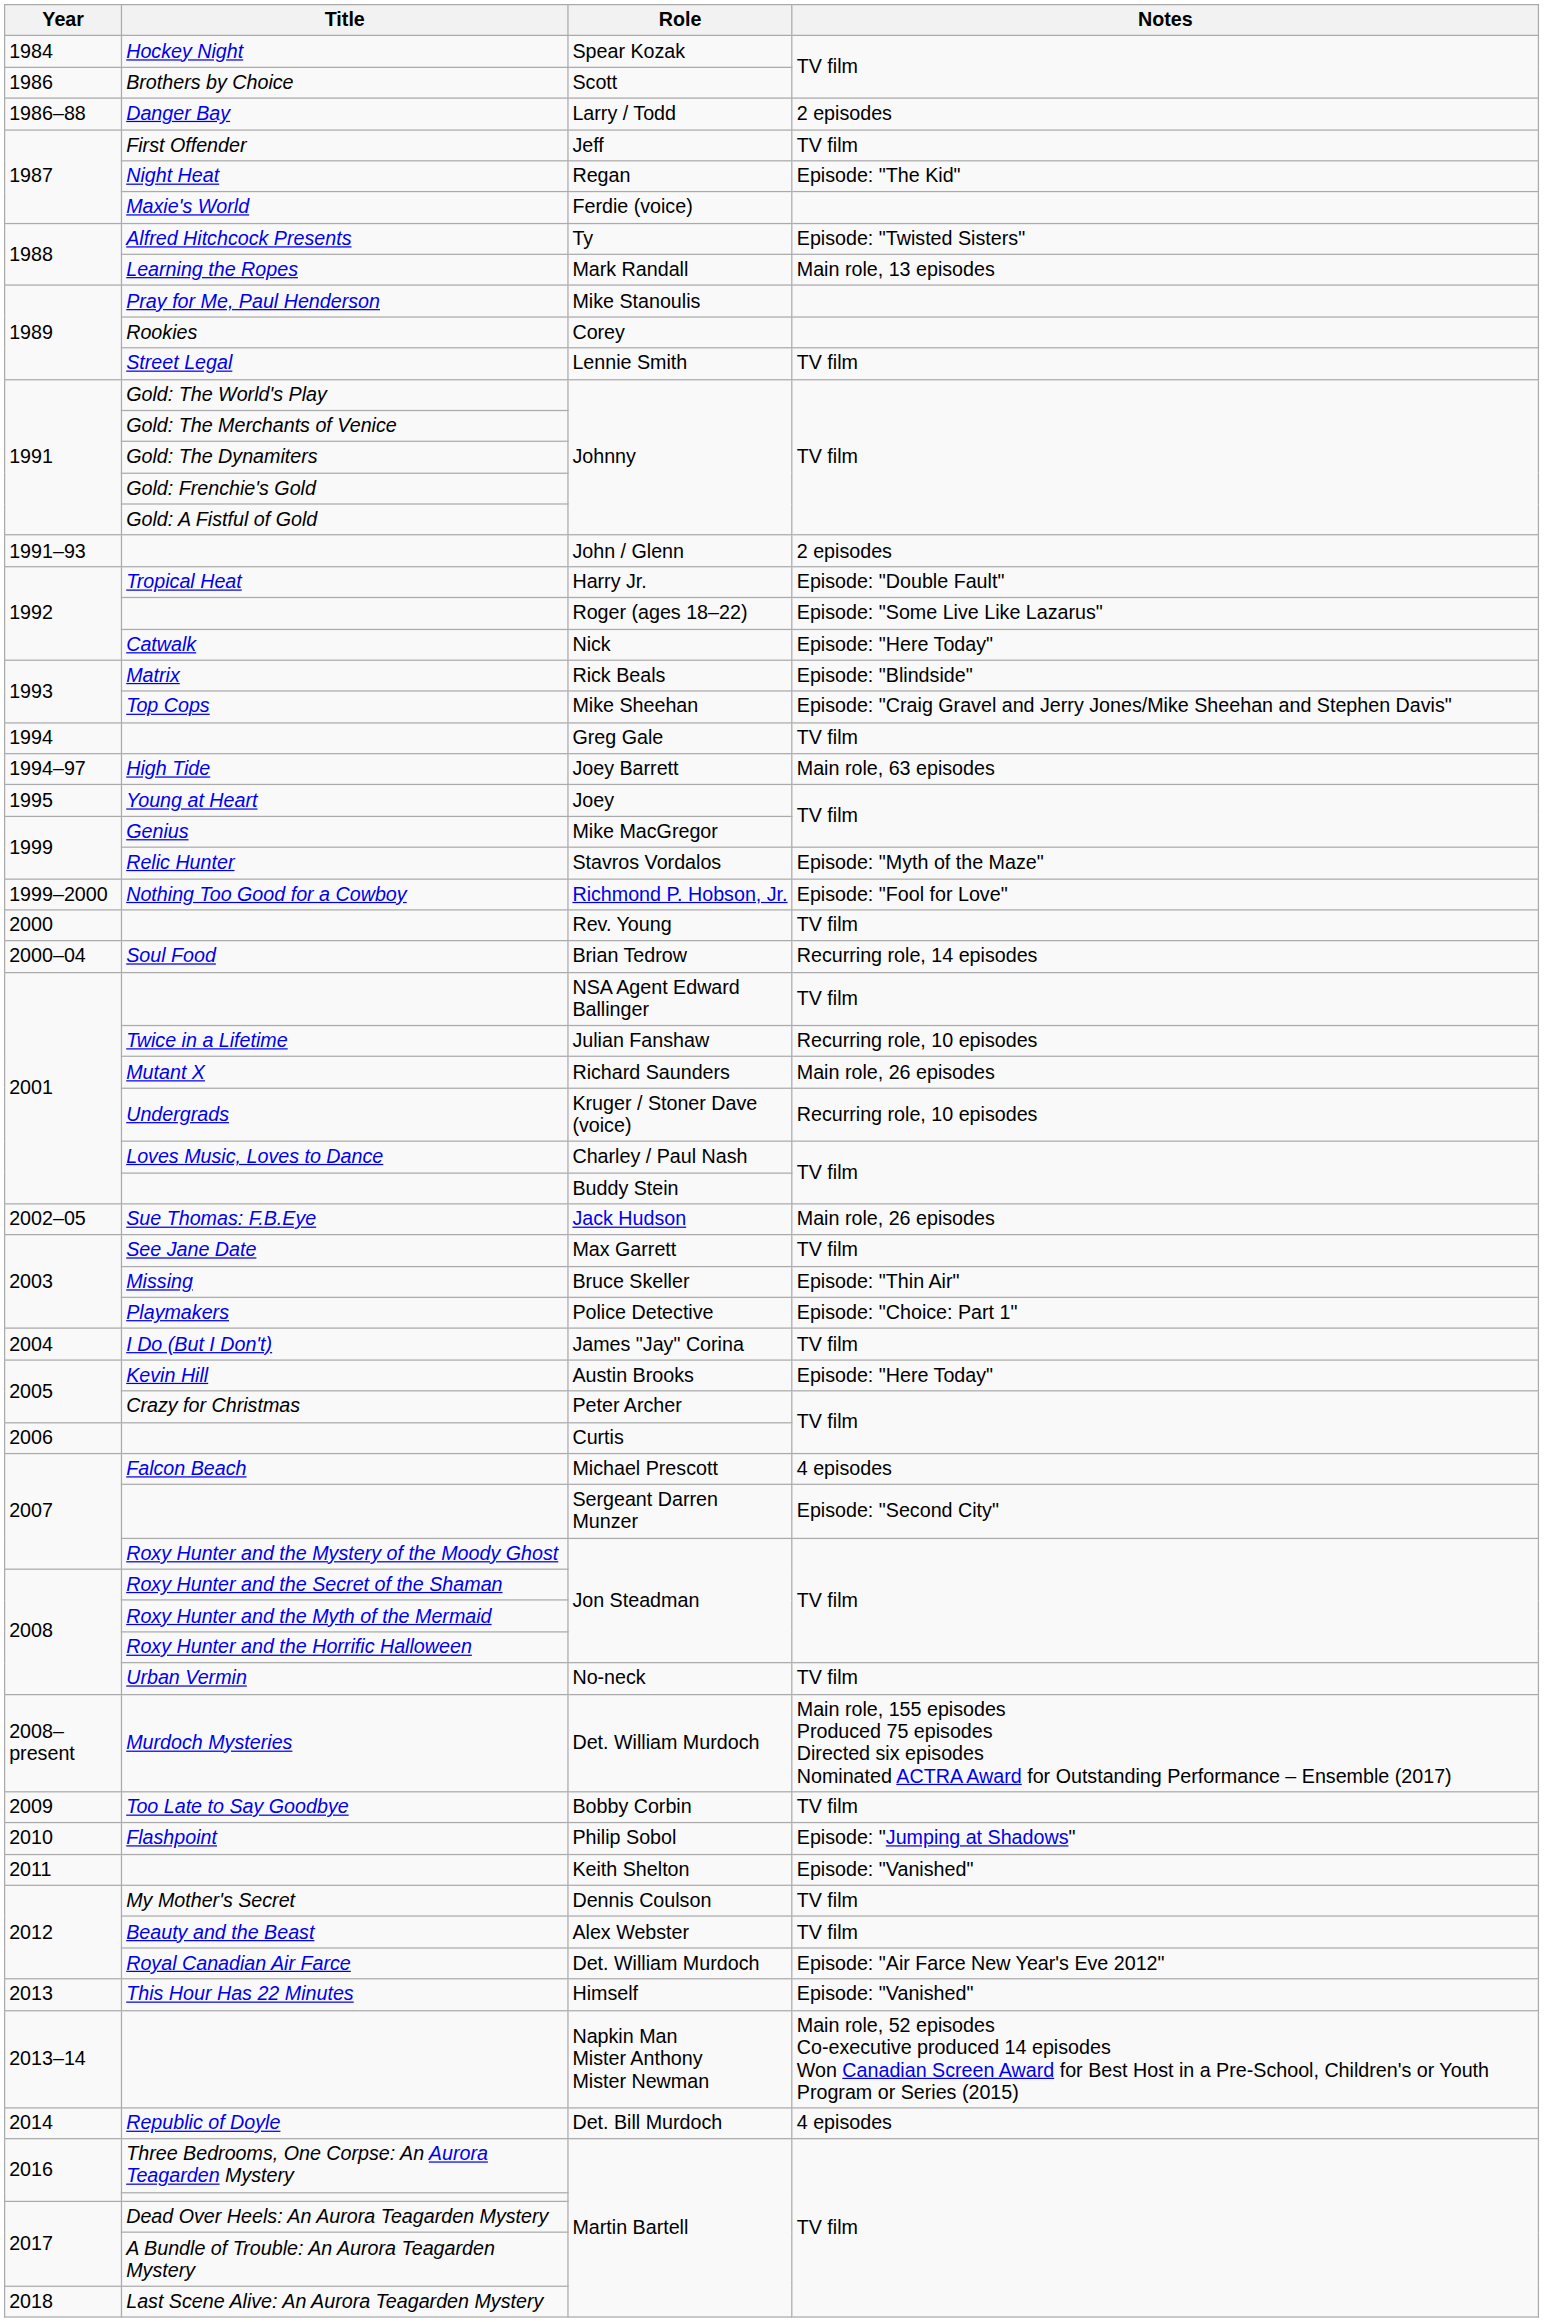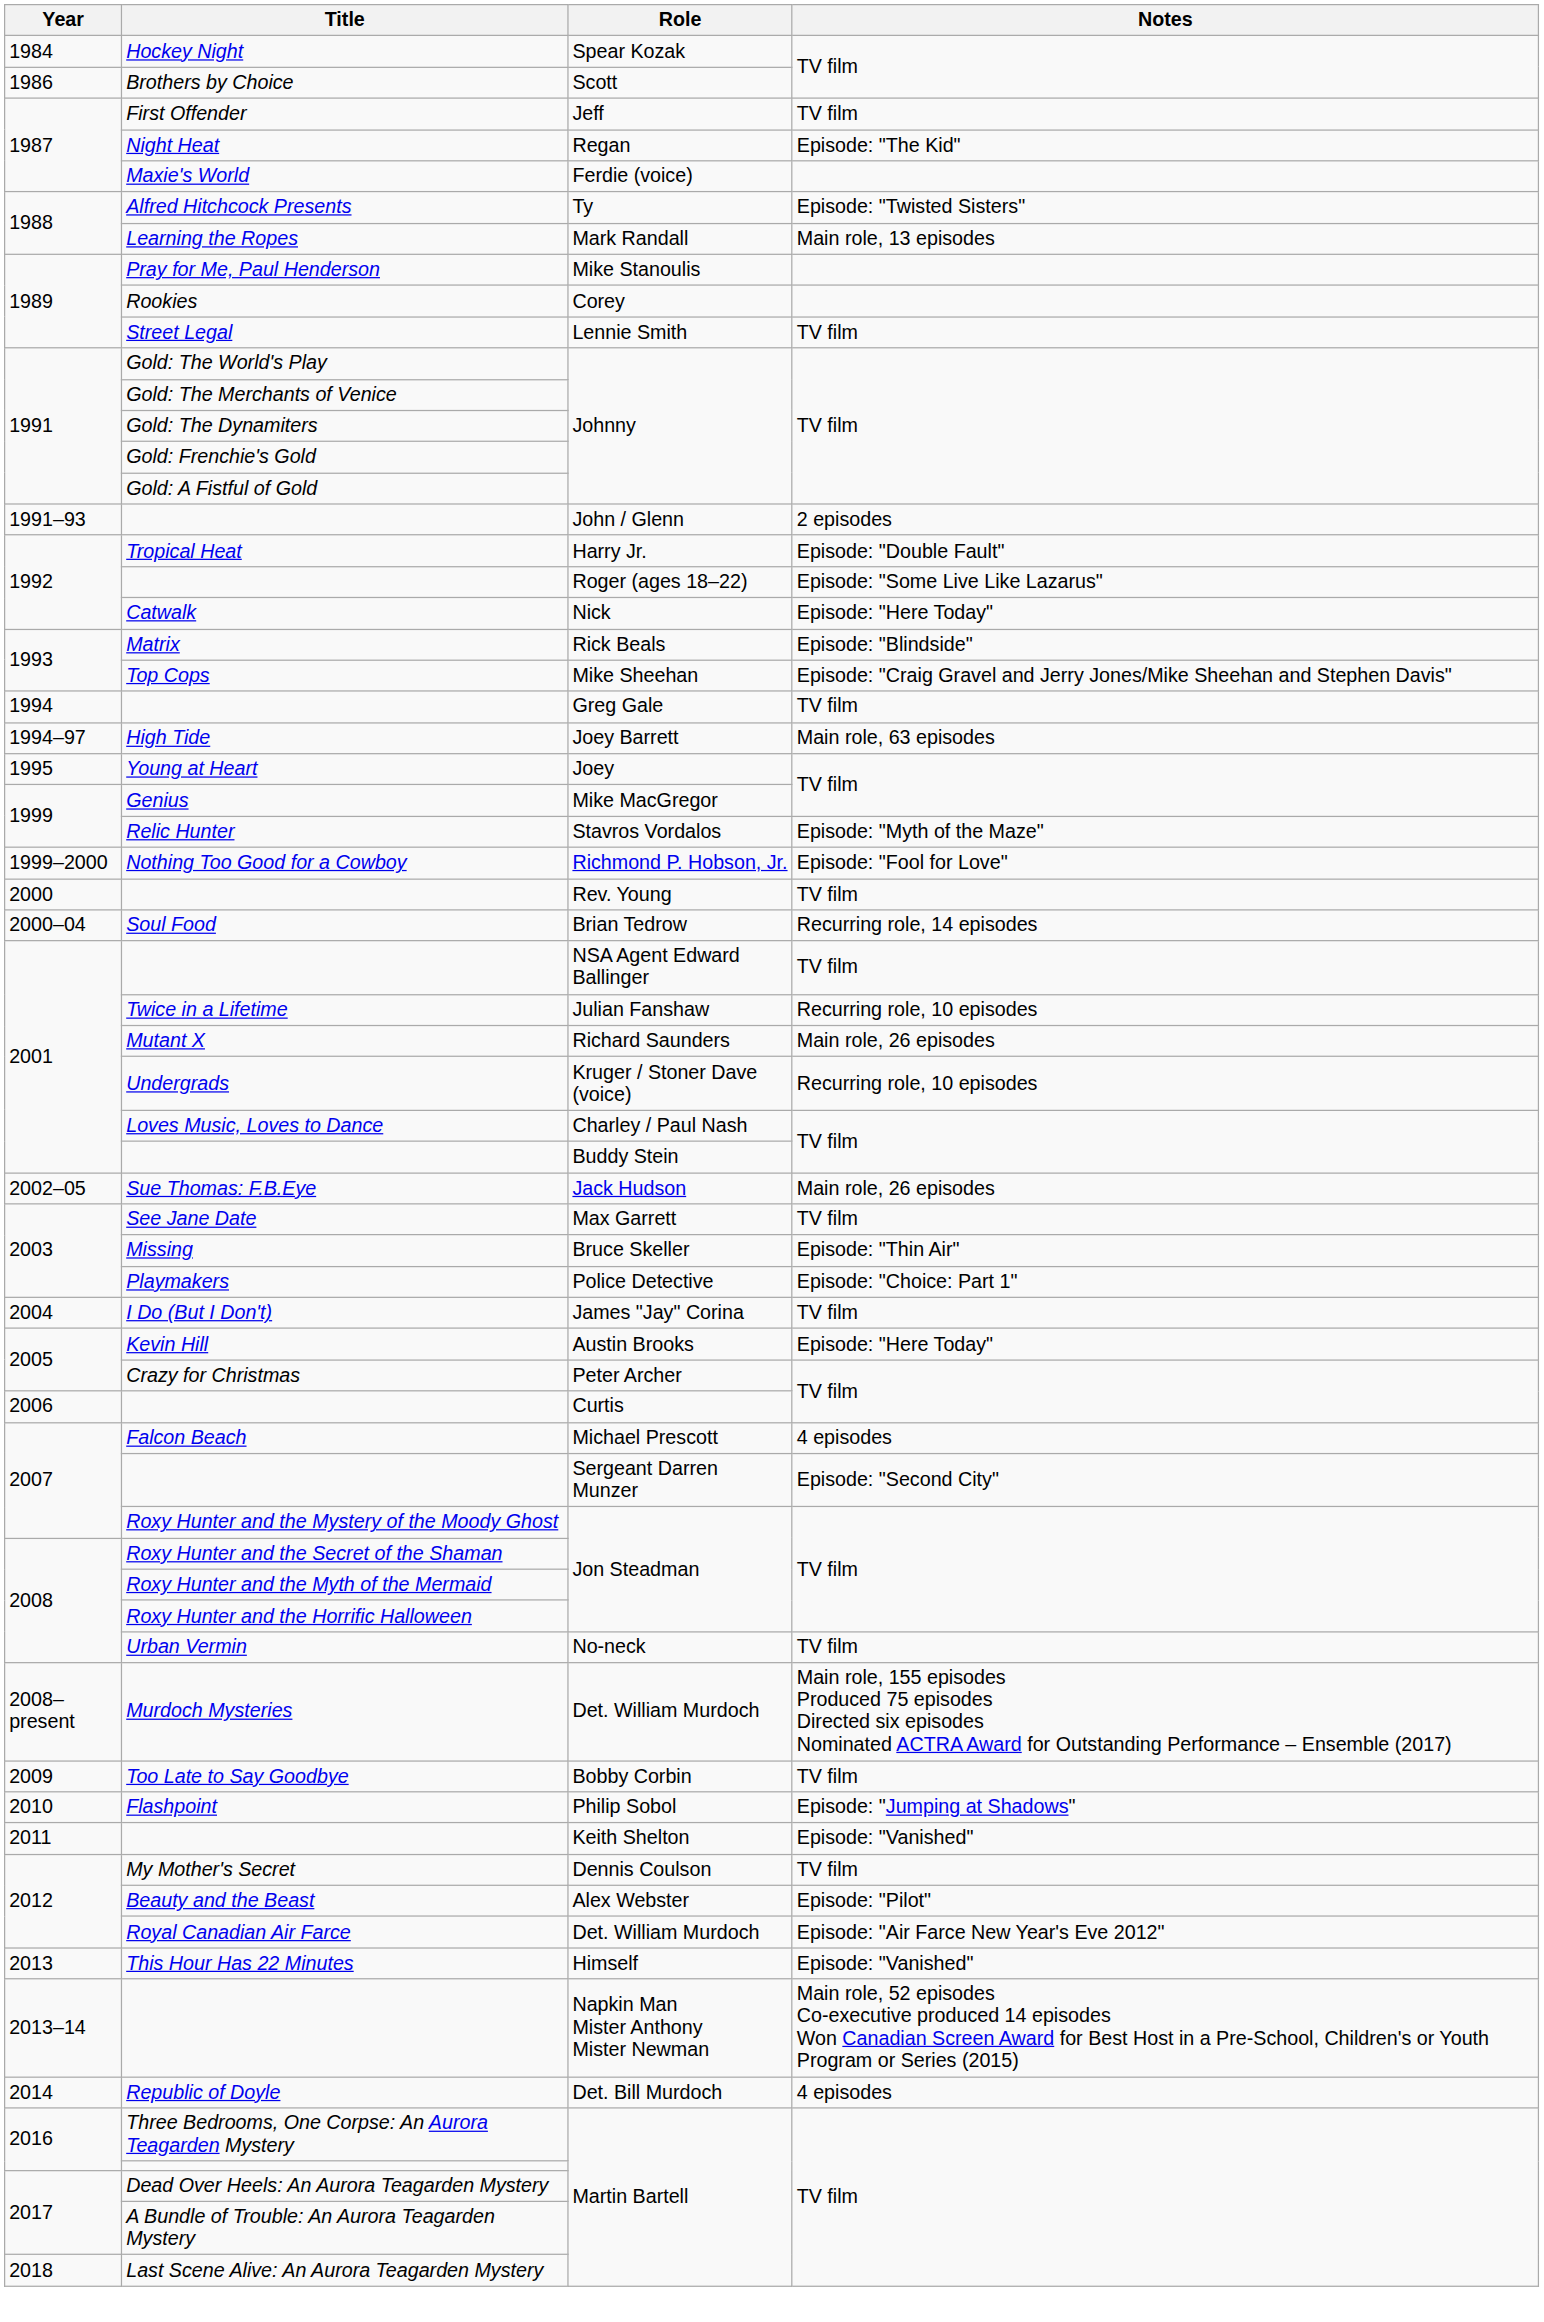- row: (178, 113)
(827, 1931) TV film -> (864, 1900) Episode: "Pilot"
